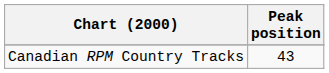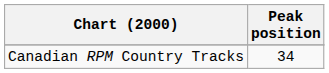(286, 57) 43 -> (286, 57) 34
